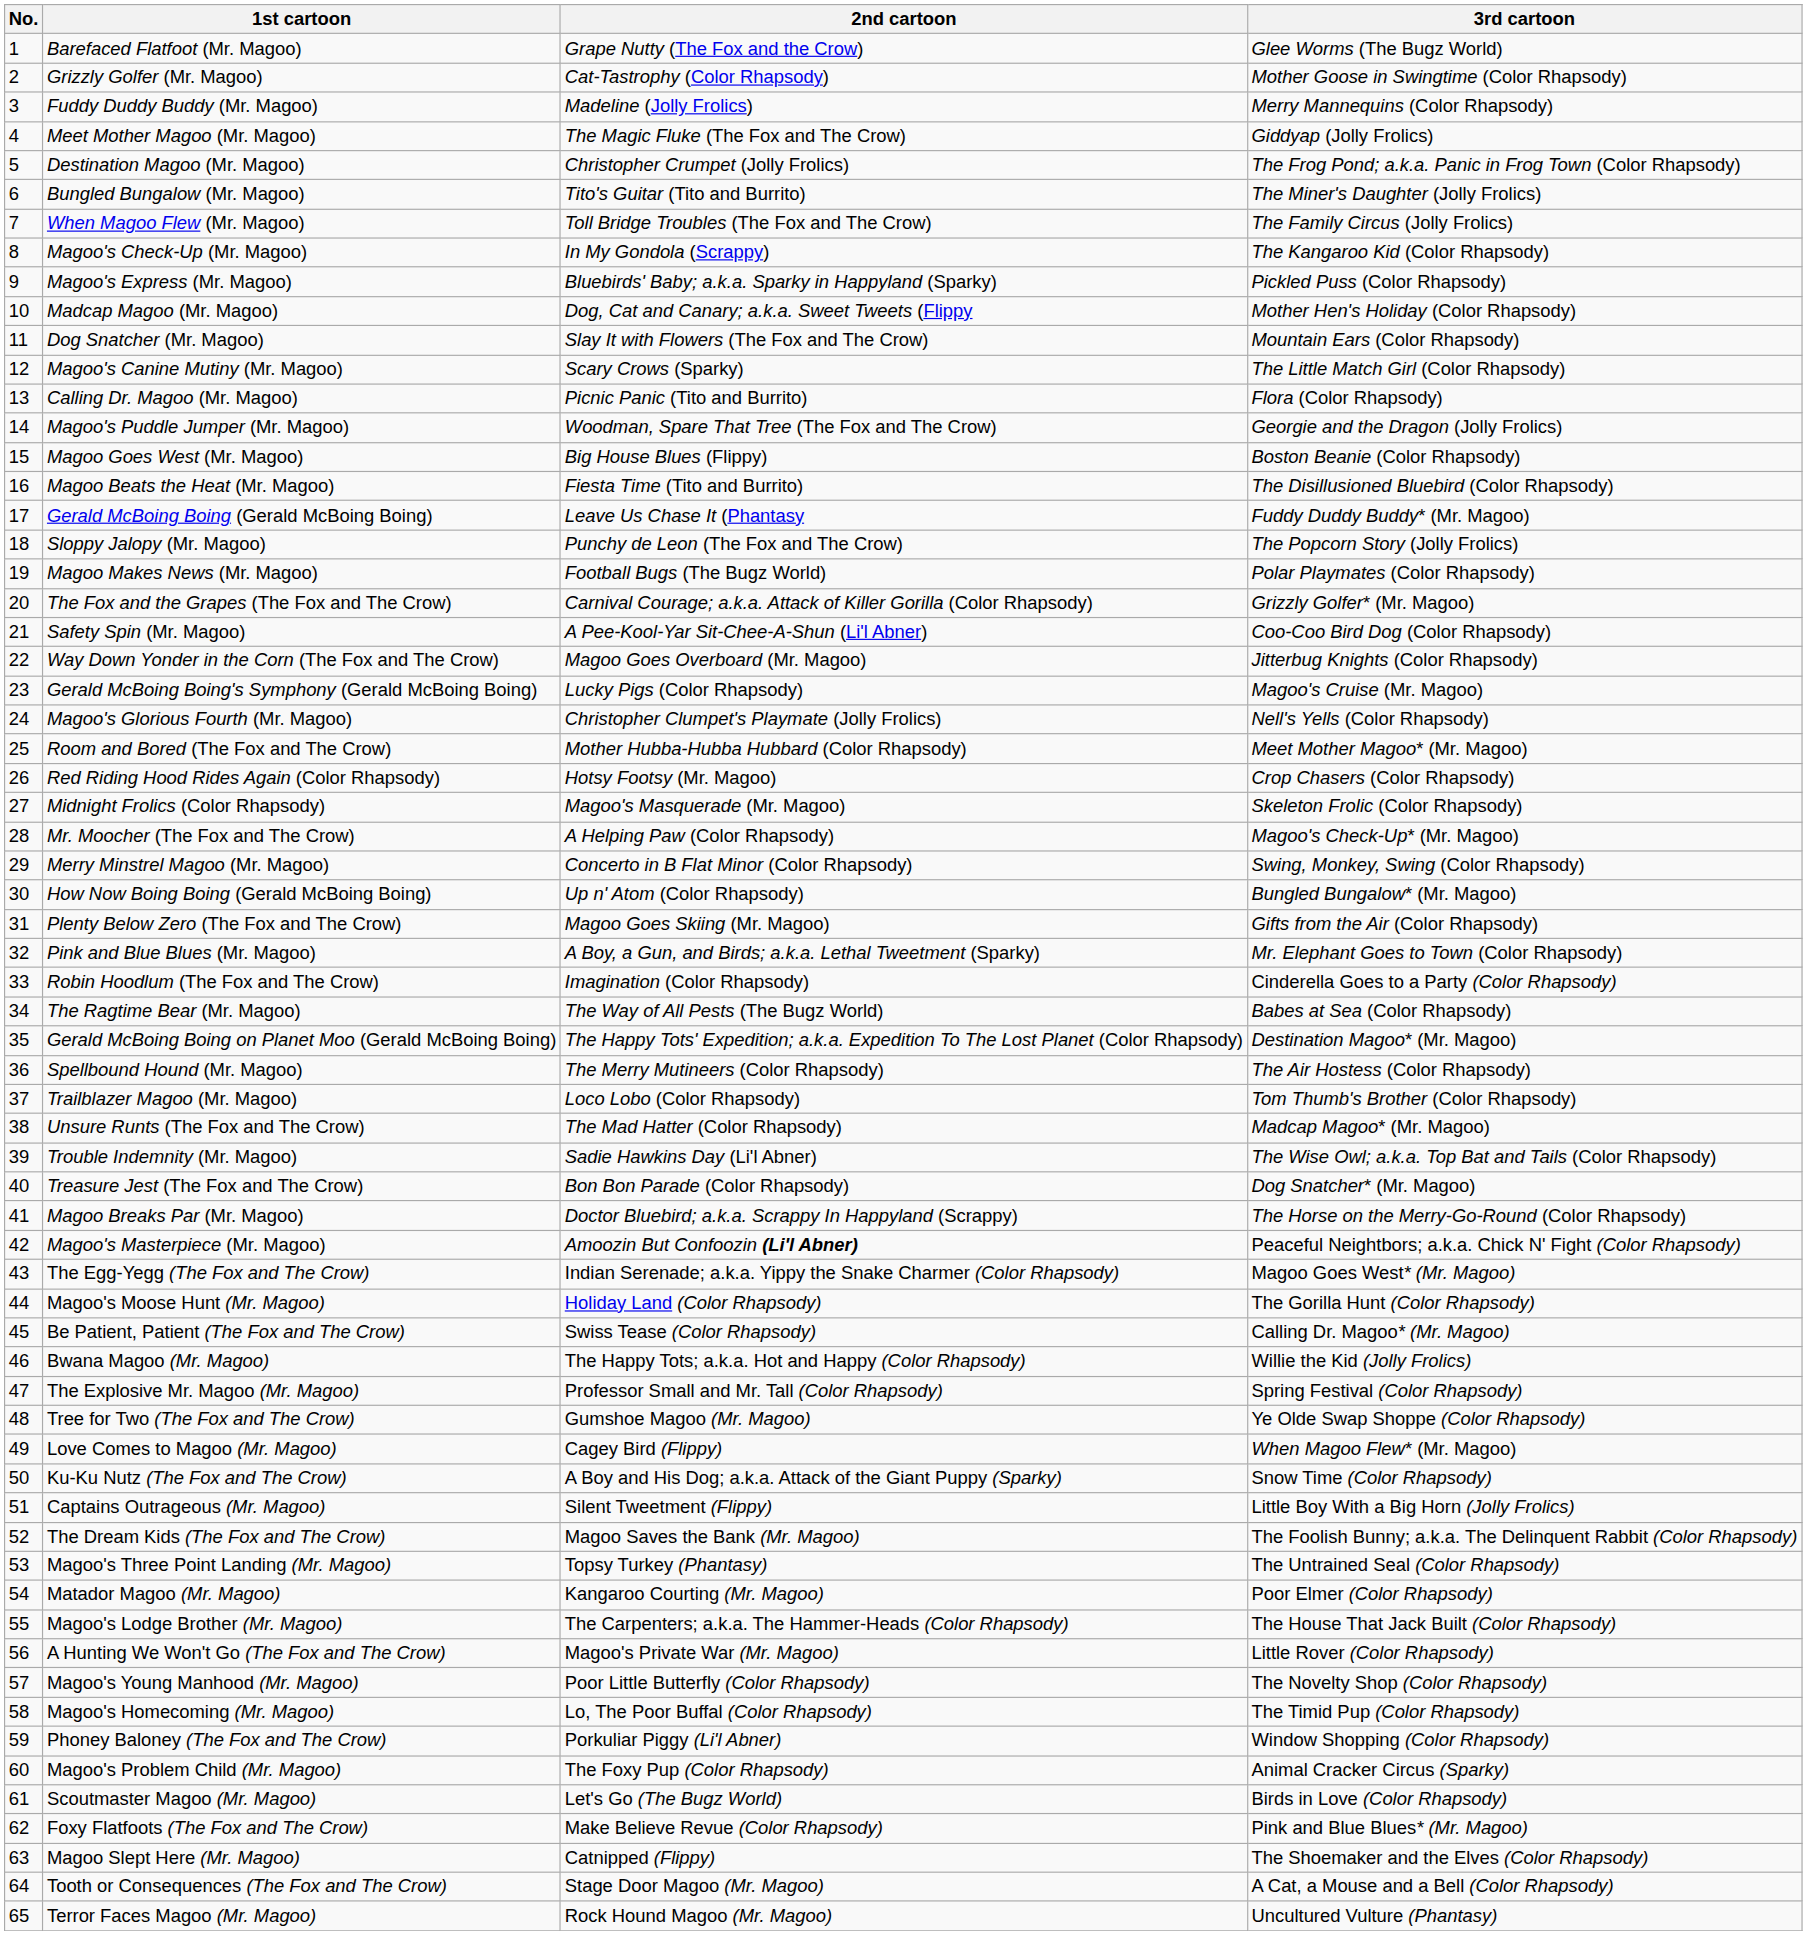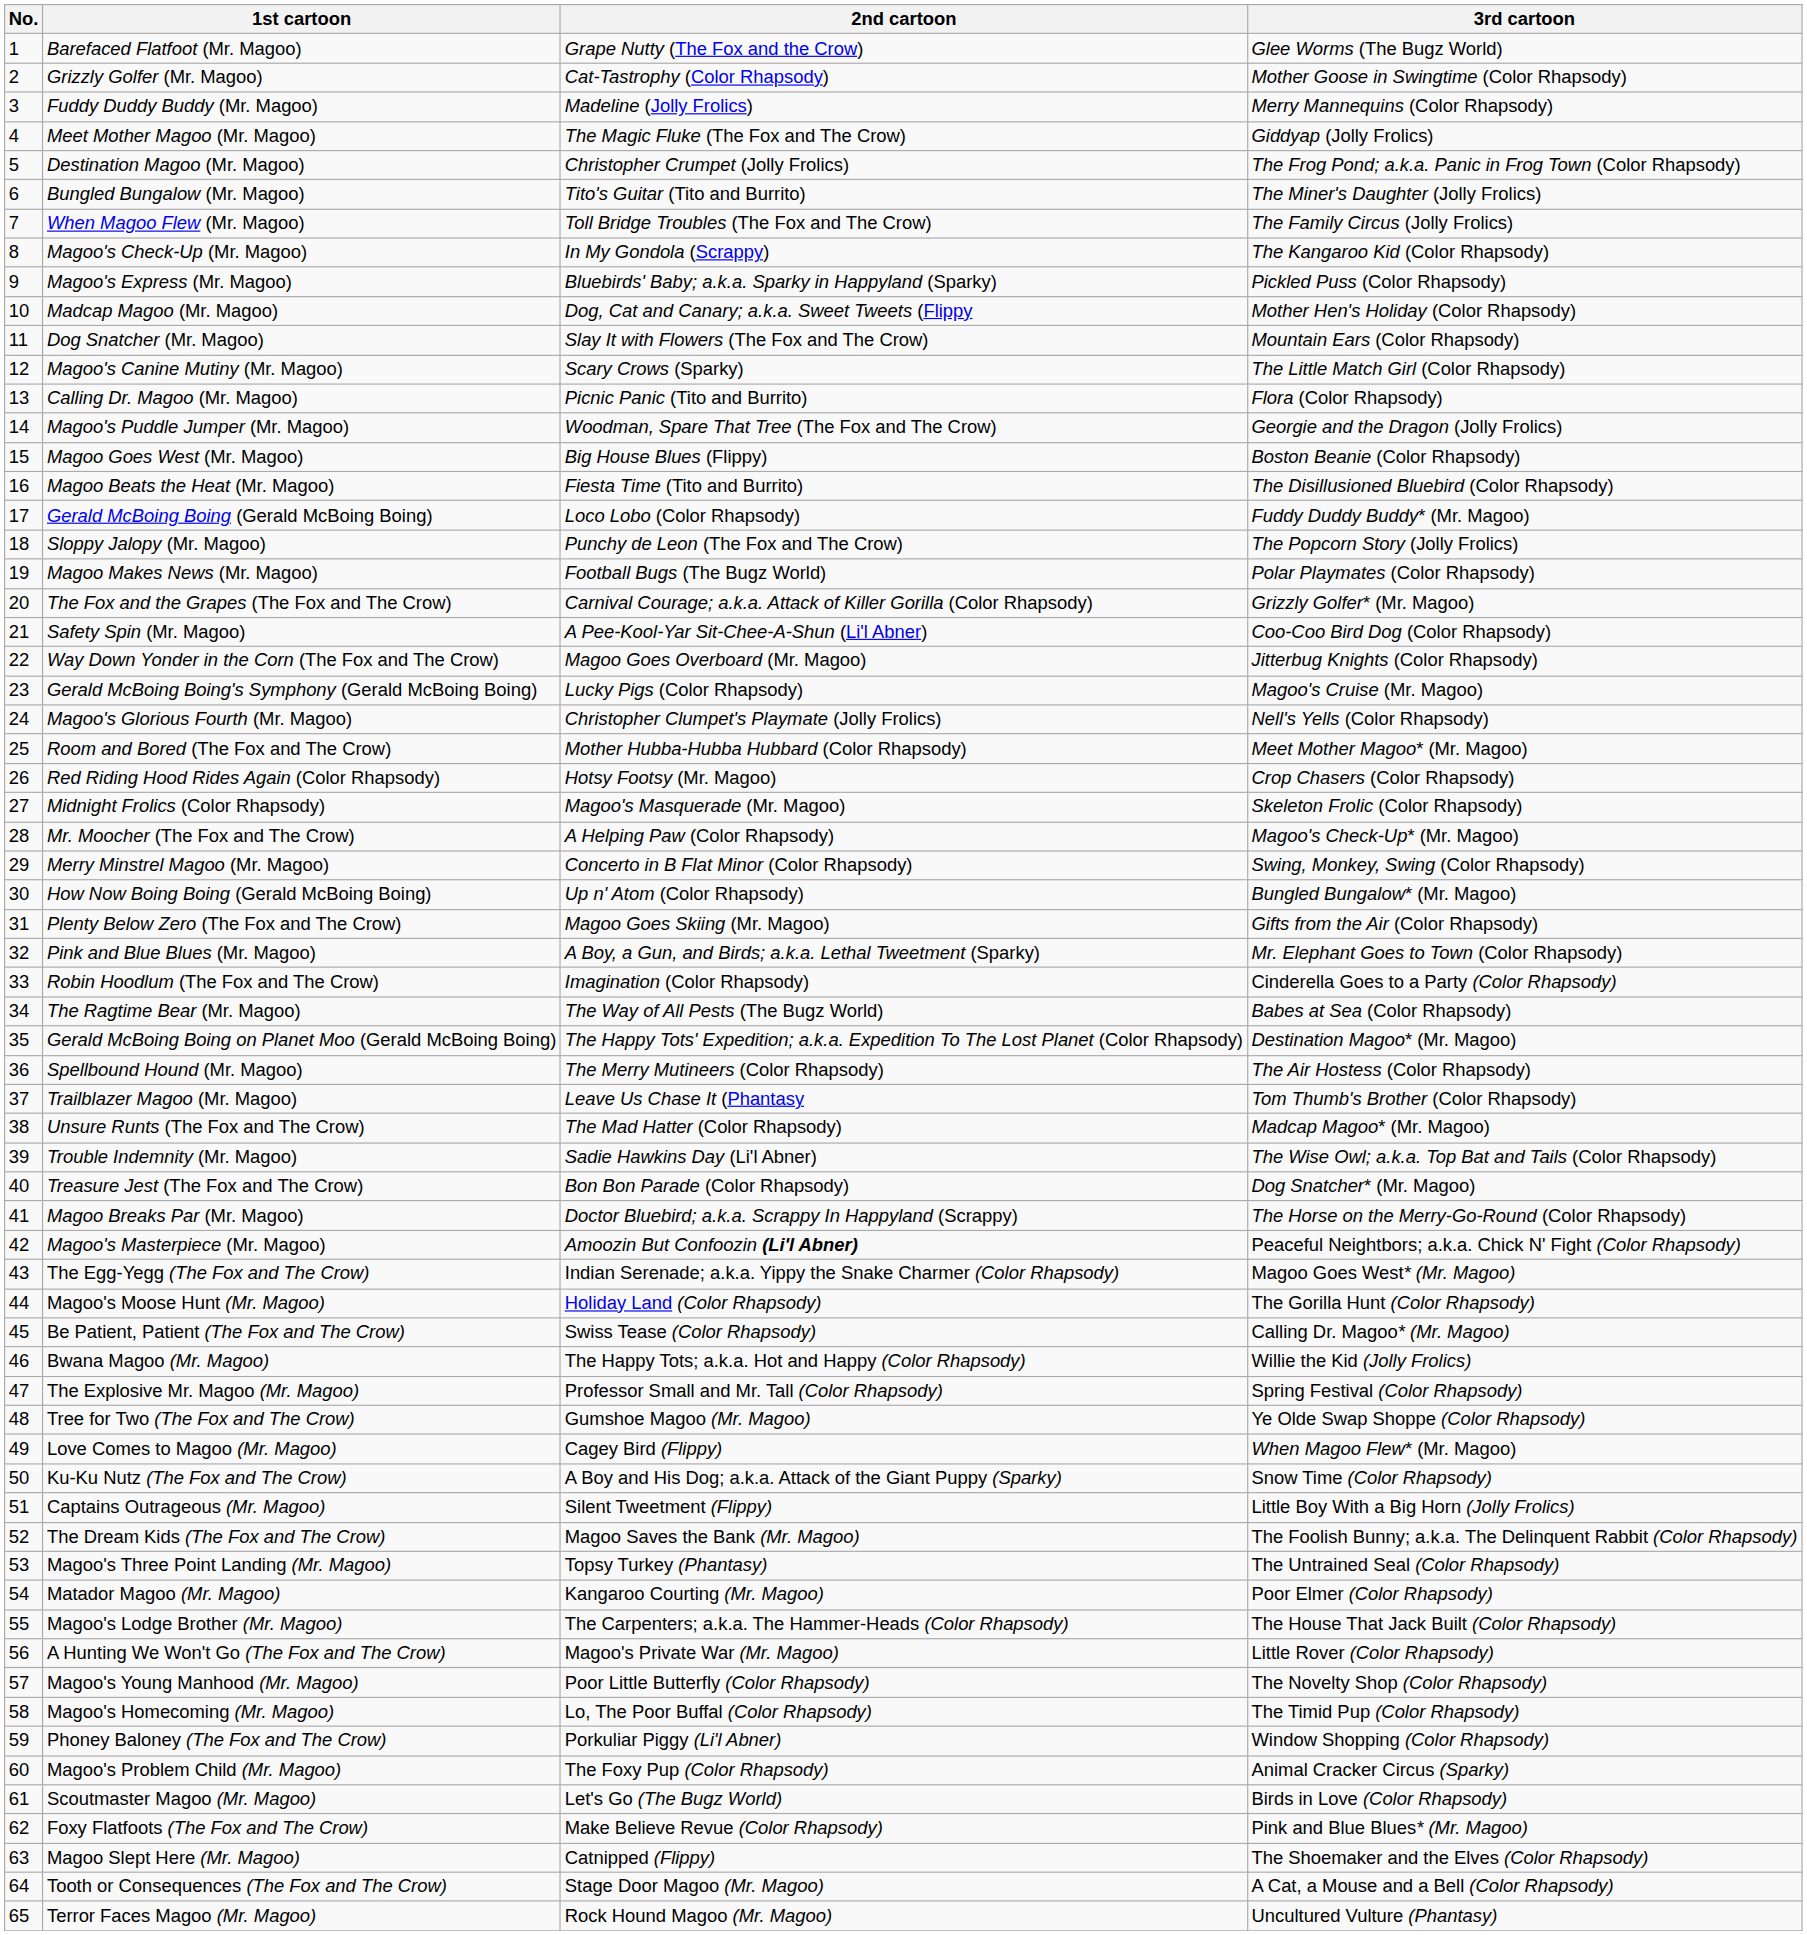(684, 515) Leave Us Chase It (Phantasy -> (682, 515) Loco Lobo (Color Rhapsody)
(682, 1098) Loco Lobo (Color Rhapsody) -> (684, 1098) Leave Us Chase It (Phantasy
